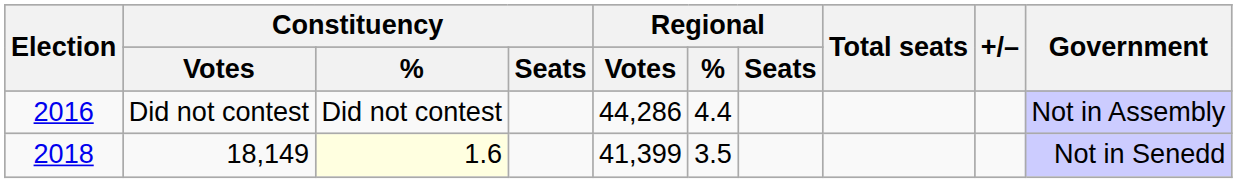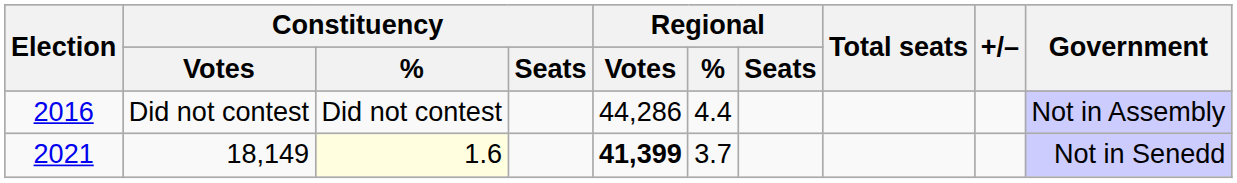(64, 154) 2018 -> (64, 154) 2021
(640, 154) normal -> (640, 154) bold
(713, 154) 3.5 -> (713, 154) 3.7
